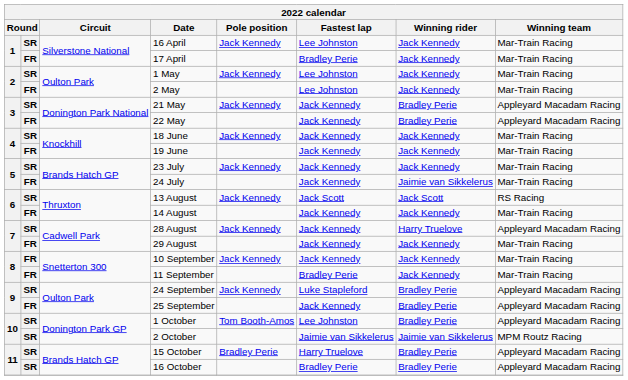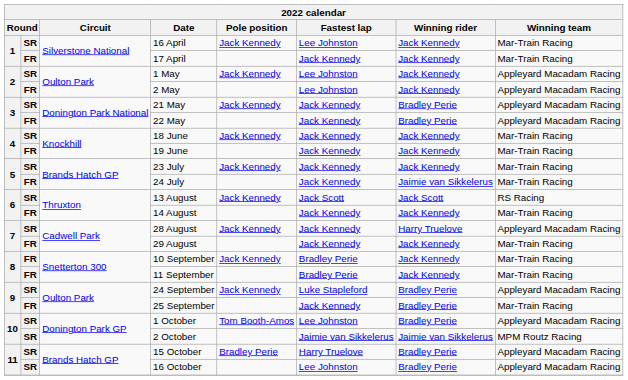(328, 58) Bradley Perie -> (330, 58) Jack Kennedy
(535, 73) Mar-Train Racing -> (559, 73) Appleyard Macadam Racing
(535, 89) Mar-Train Racing -> (559, 89) Appleyard Macadam Racing
(330, 259) Jack Kennedy -> (328, 259) Bradley Perie
(559, 305) Appleyard Macadam Racing -> (535, 305) Mar-Train Racing
(328, 367) Bradley Perie -> (328, 367) Lee Johnston
